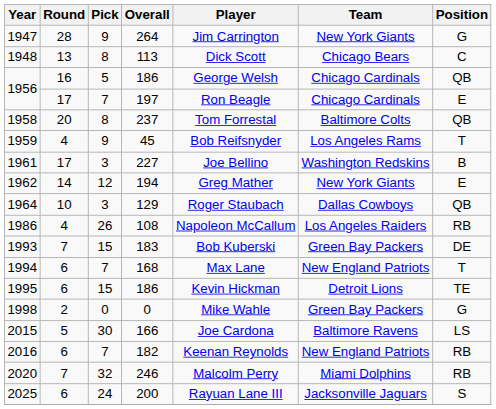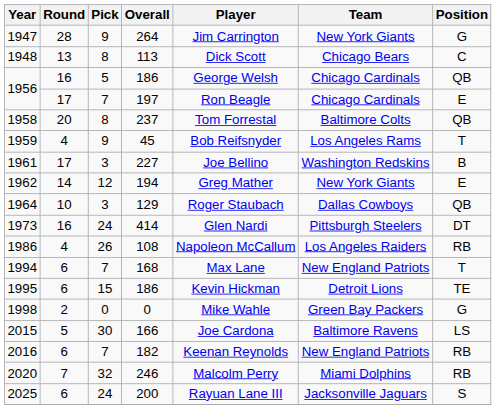+ row: (22, 225)
- row: (22, 246)
